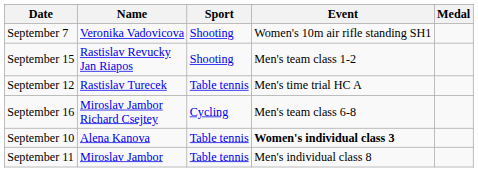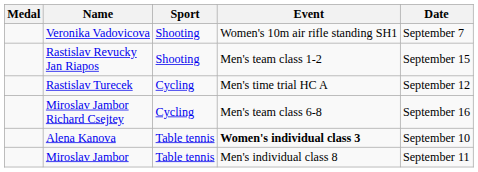columns swapped: (454, 14) <-> (41, 14)
(219, 85) Table tennis -> (175, 85) Cycling
